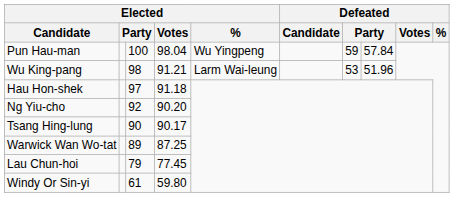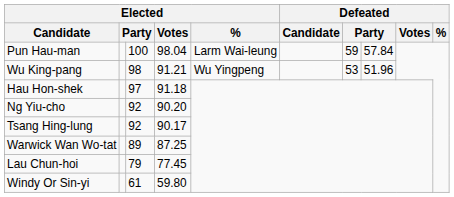(229, 51) Wu Yingpeng -> (235, 51) Larm Wai-leung
(235, 70) Larm Wai-leung -> (229, 70) Wu Yingpeng
(135, 126) 90 -> (135, 126) 92
